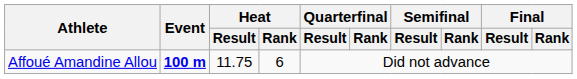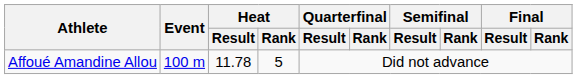(185, 62) bold -> (184, 62) normal
(234, 62) 11.75 -> (233, 62) 11.78
(280, 62) 6 -> (279, 62) 5
